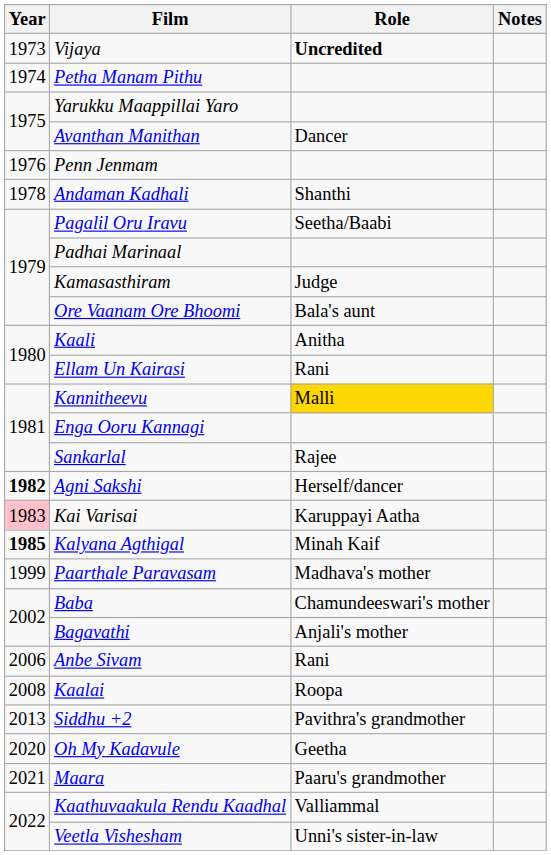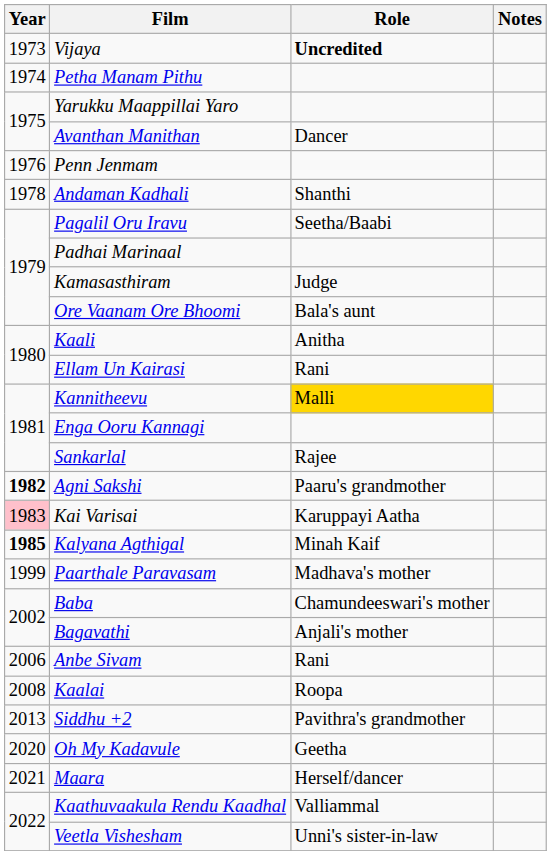(349, 485) Herself/dancer -> (370, 485) Paaru's grandmother
(370, 777) Paaru's grandmother -> (349, 777) Herself/dancer
